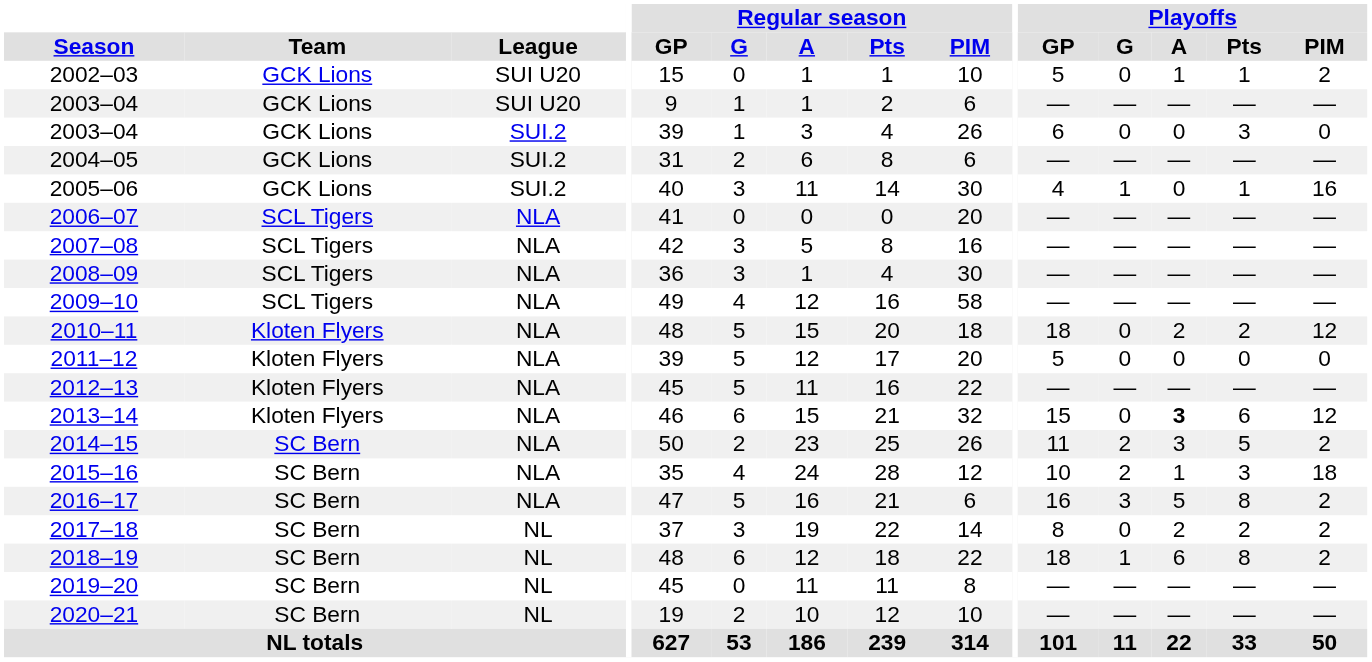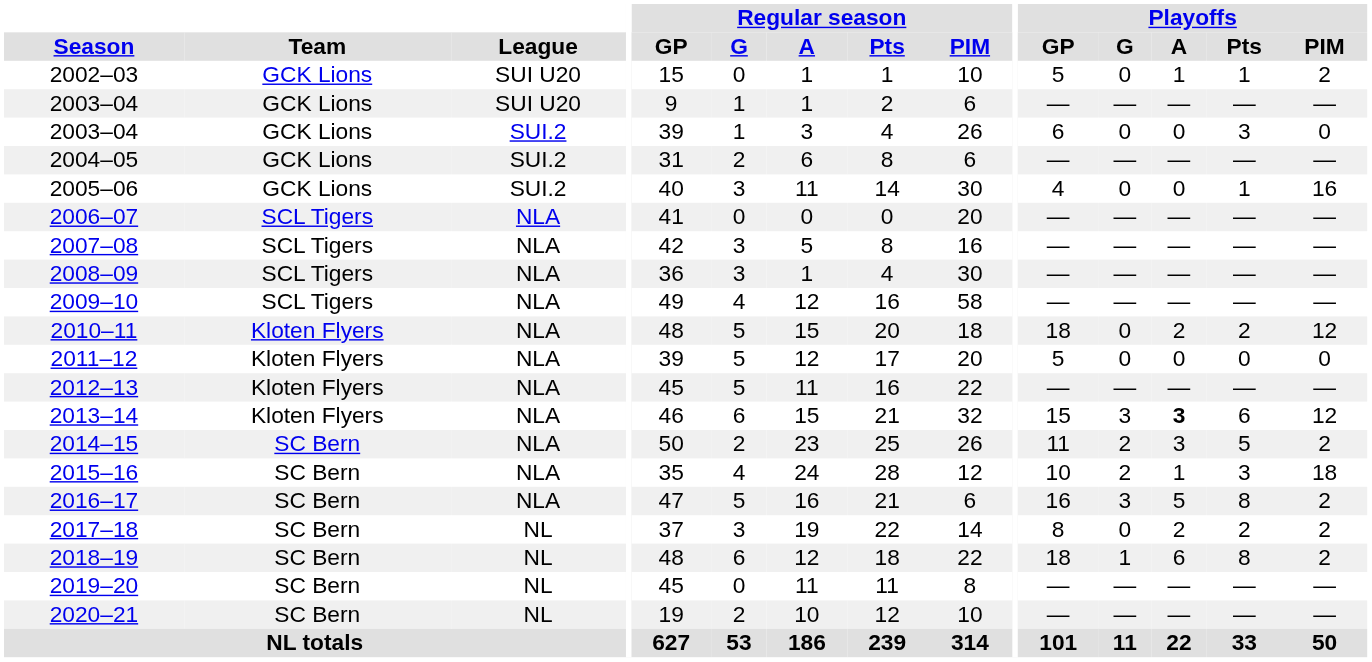(1125, 188) 1 -> (1125, 188) 0
(1125, 415) 0 -> (1125, 415) 3
